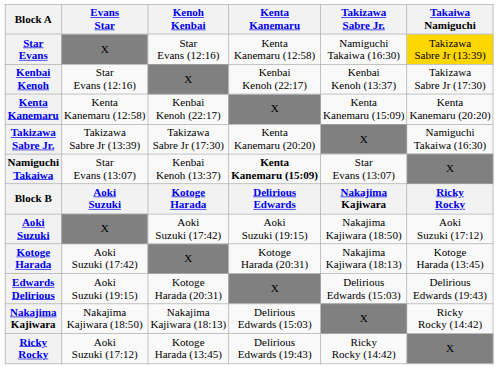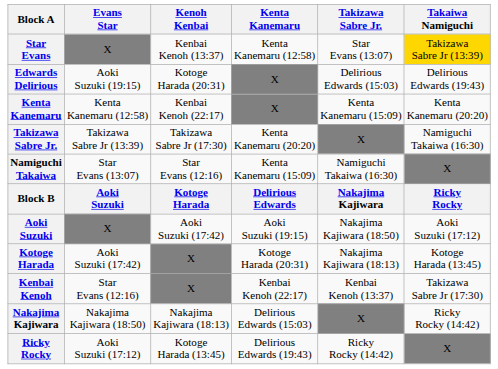(188, 49) Star Evans (12:16) -> (191, 49) Kenbai Kenoh (13:37)
(364, 49) Namiguchi Takaiwa (16:30) -> (361, 49) Star Evans (13:07)
rows swapped: (33, 79) <-> (33, 288)
(188, 169) Kenbai Kenoh (13:37) -> (191, 169) Star Evans (12:16)
(275, 169) bold -> (275, 169) normal
(364, 169) Star Evans (13:07) -> (361, 169) Namiguchi Takaiwa (16:30)
